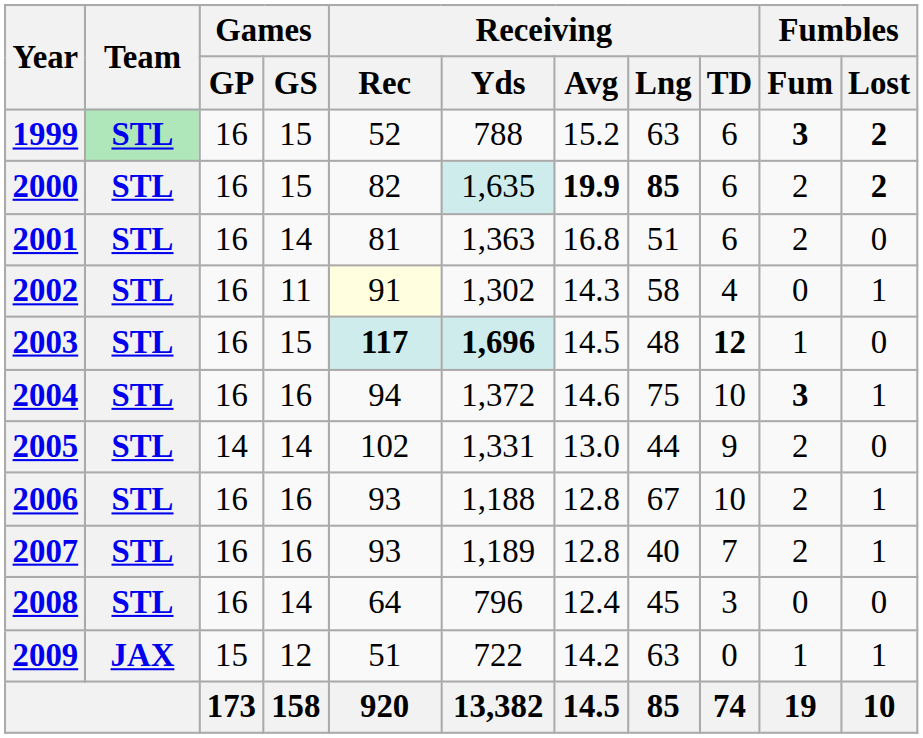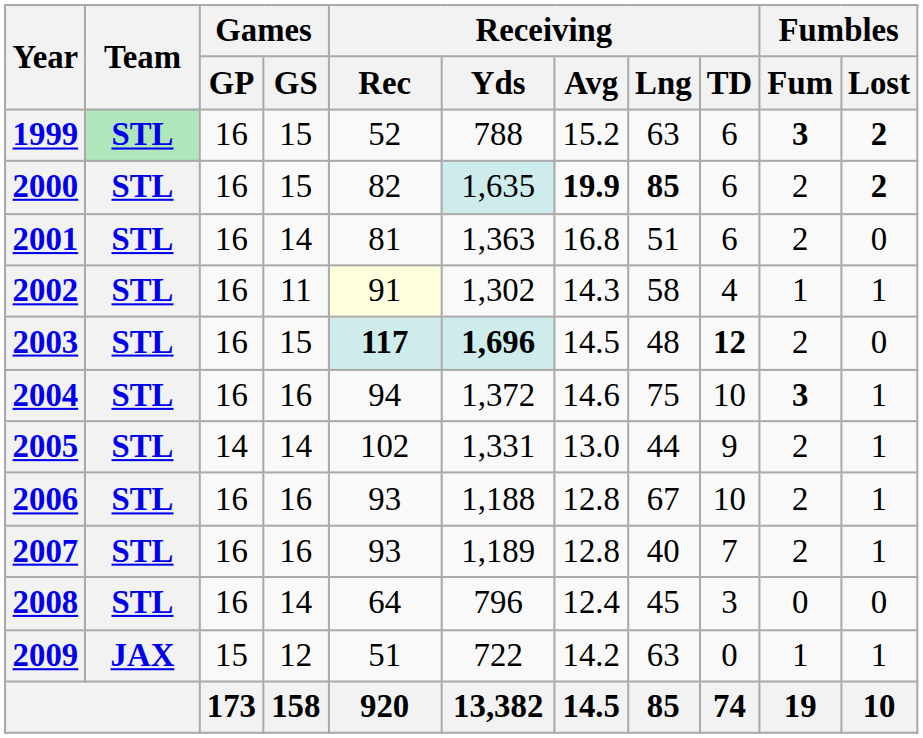(800, 290) 0 -> (800, 290) 1
(800, 342) 1 -> (800, 342) 2
(879, 446) 0 -> (879, 446) 1
